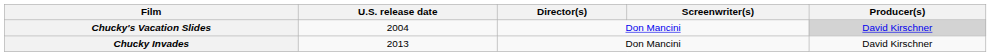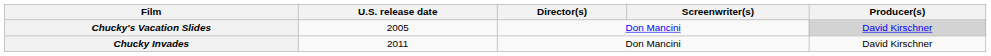(398, 28) 2004 -> (398, 28) 2005
(398, 43) 2013 -> (398, 43) 2011
